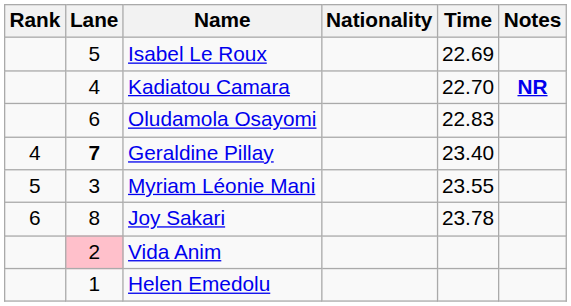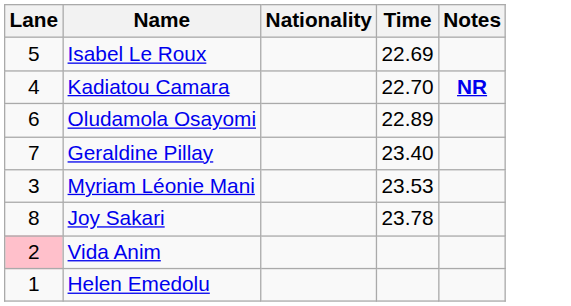- column: (35, 20)
(468, 119) 22.83 -> (408, 119) 22.89
(94, 152) bold -> (34, 152) normal
(468, 185) 23.55 -> (408, 185) 23.53
